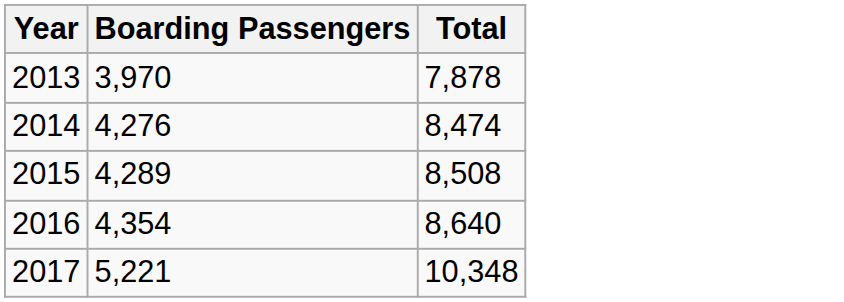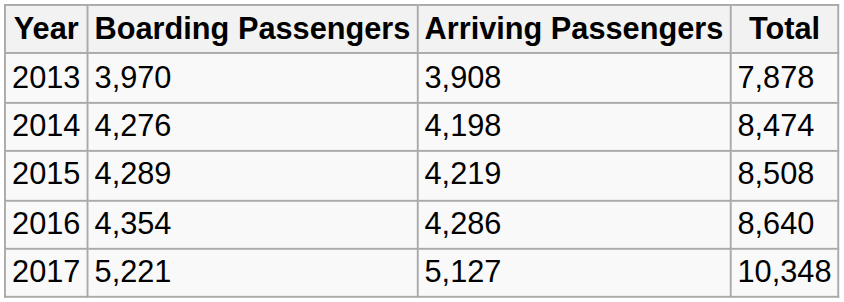+ column: (574, 28)
